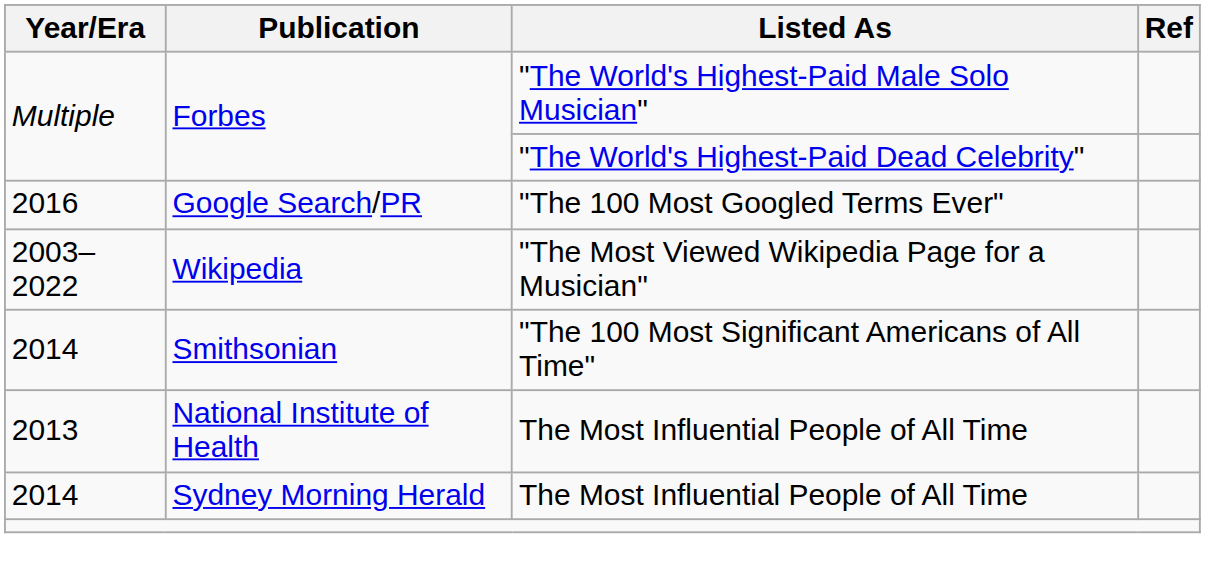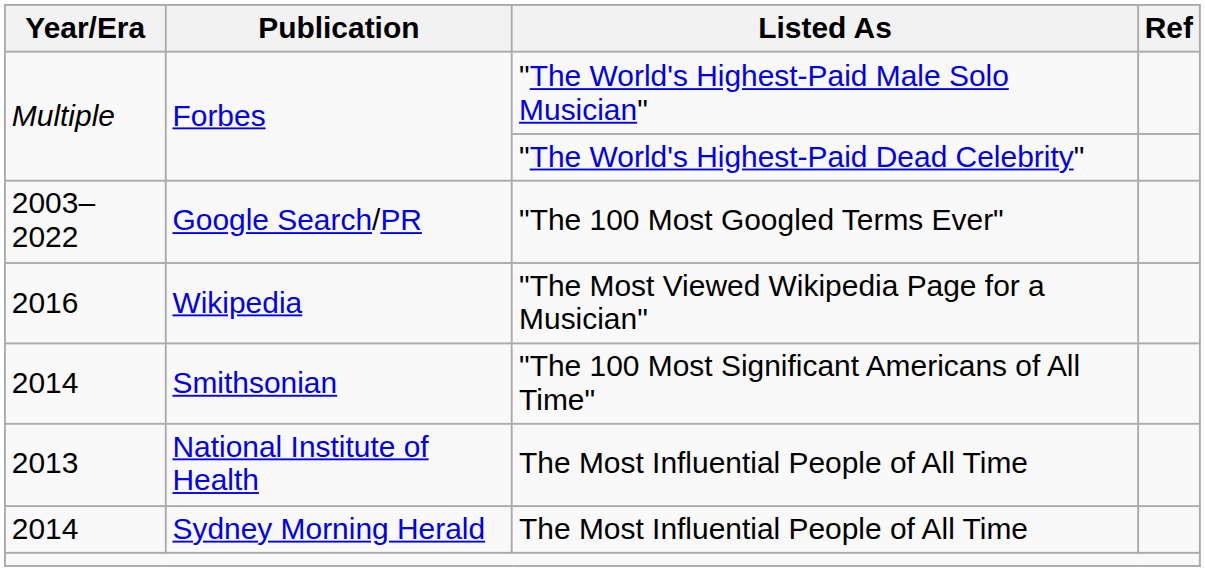(45, 204) 2016 -> (53, 221) 2003–2022
(53, 268) 2003–2022 -> (45, 302) 2016
